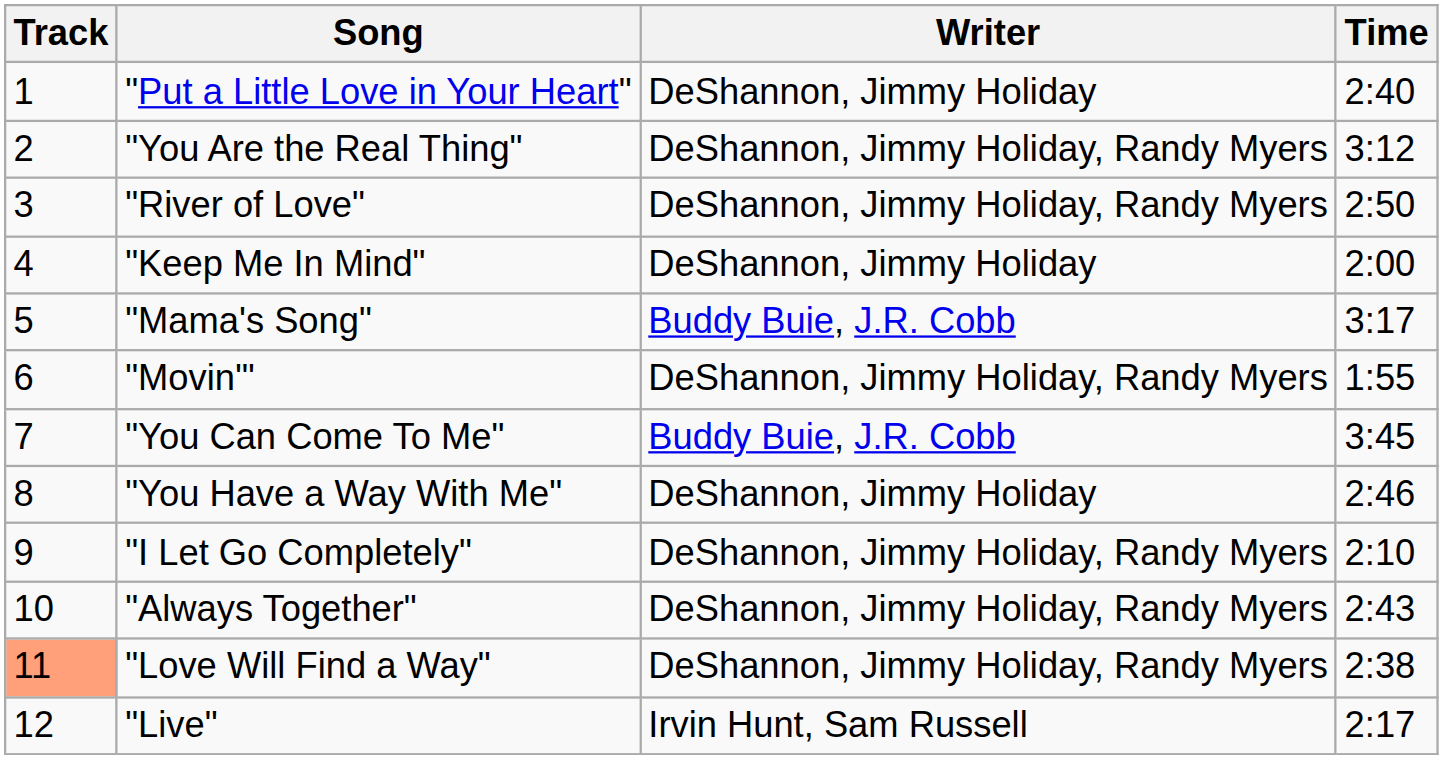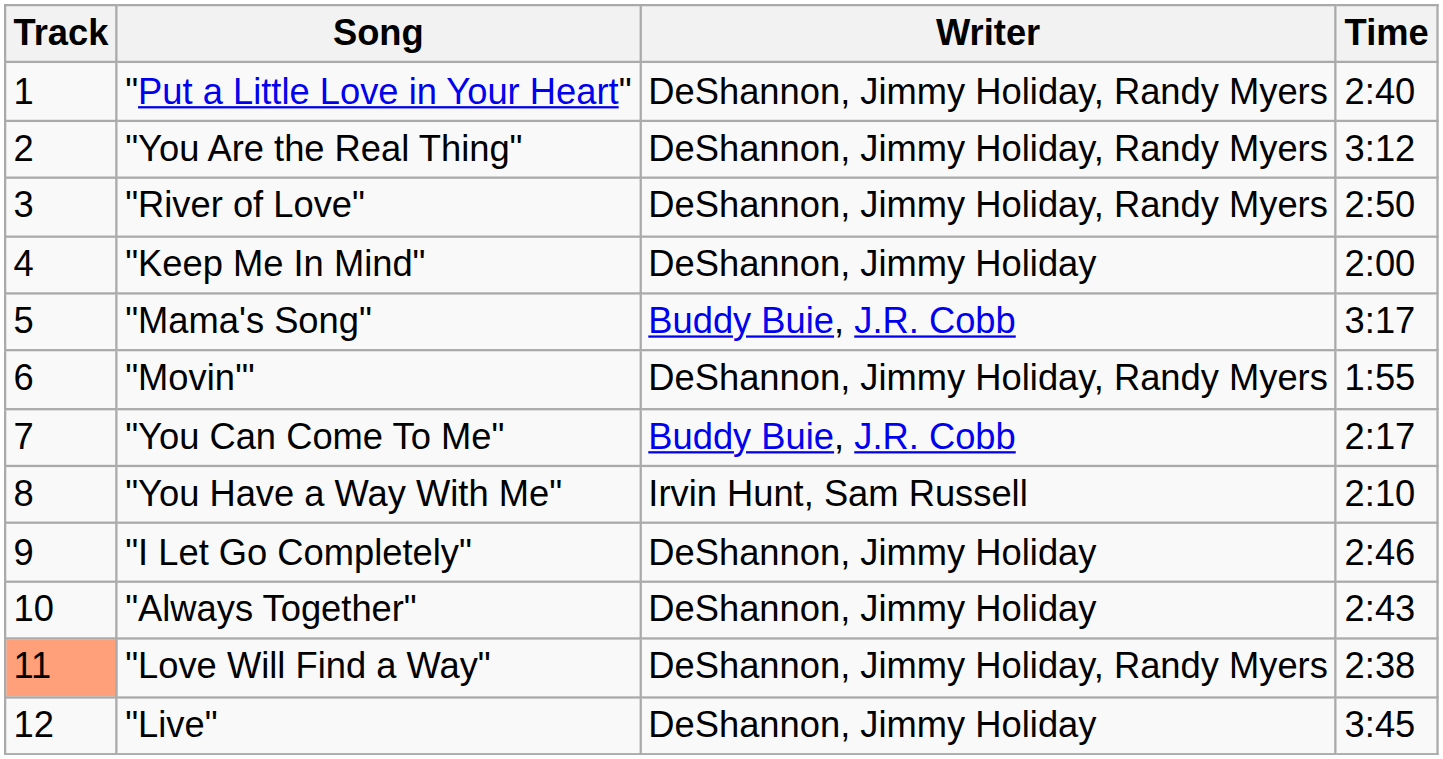(872, 90) DeShannon, Jimmy Holiday -> (988, 90) DeShannon, Jimmy Holiday, Randy Myers
(1380, 436) 3:45 -> (1380, 436) 2:17
(872, 494) DeShannon, Jimmy Holiday -> (838, 494) Irvin Hunt, Sam Russell
(1380, 494) 2:46 -> (1380, 494) 2:10
(988, 551) DeShannon, Jimmy Holiday, Randy Myers -> (872, 551) DeShannon, Jimmy Holiday
(1380, 551) 2:10 -> (1380, 551) 2:46
(988, 609) DeShannon, Jimmy Holiday, Randy Myers -> (872, 609) DeShannon, Jimmy Holiday
(838, 724) Irvin Hunt, Sam Russell -> (872, 724) DeShannon, Jimmy Holiday
(1380, 724) 2:17 -> (1380, 724) 3:45
